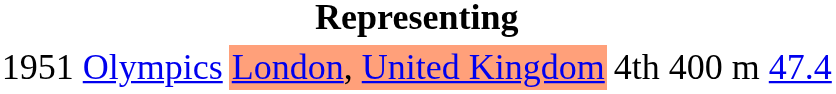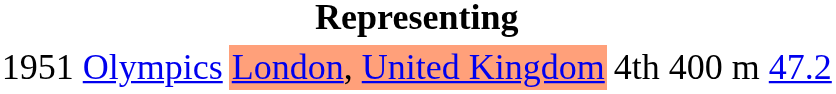(800, 66) 47.4 -> (800, 66) 47.2
